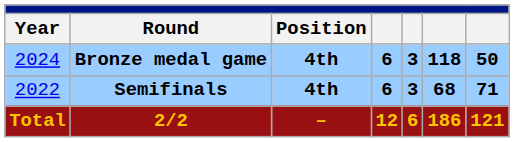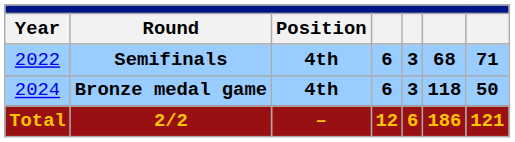rows swapped: (171, 91) <-> (171, 60)
